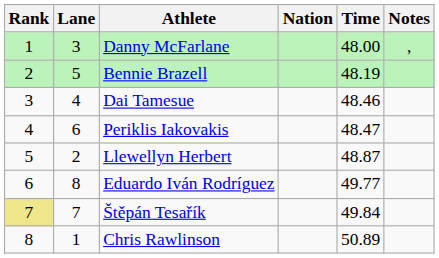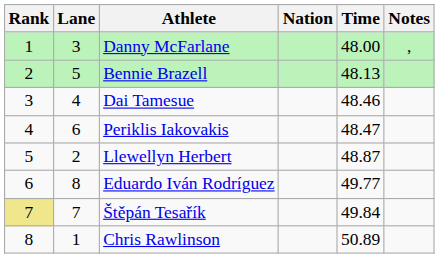(361, 73) 48.19 -> (361, 73) 48.13
